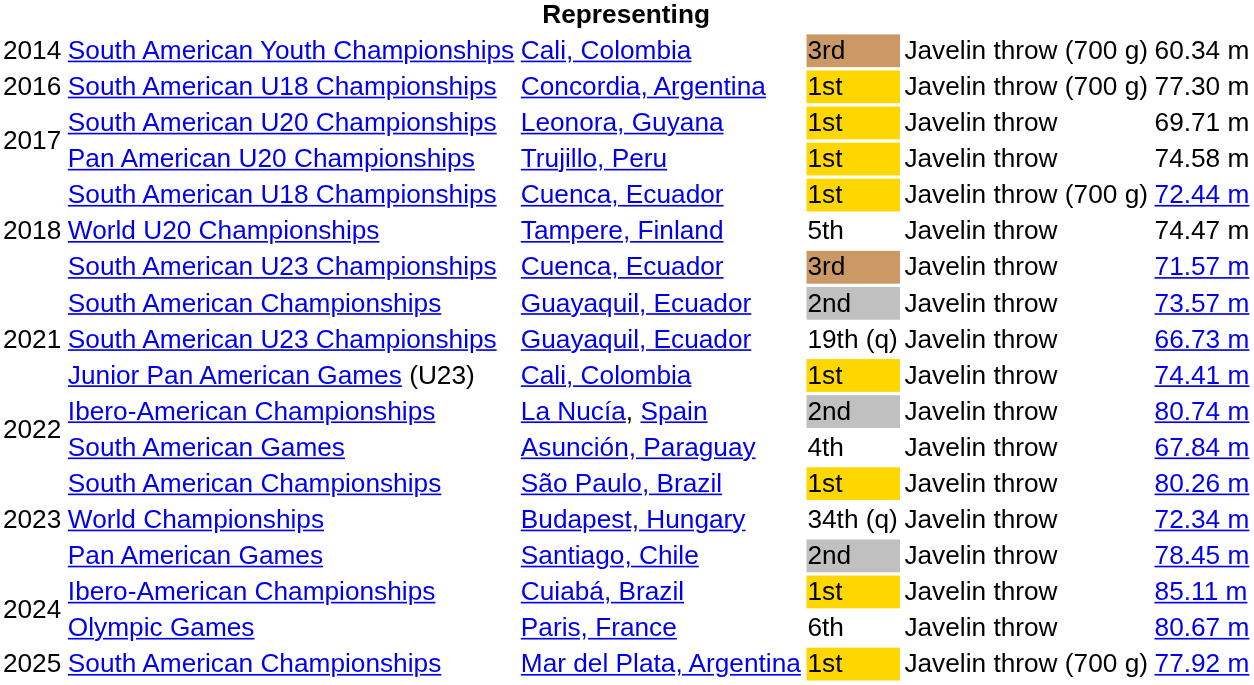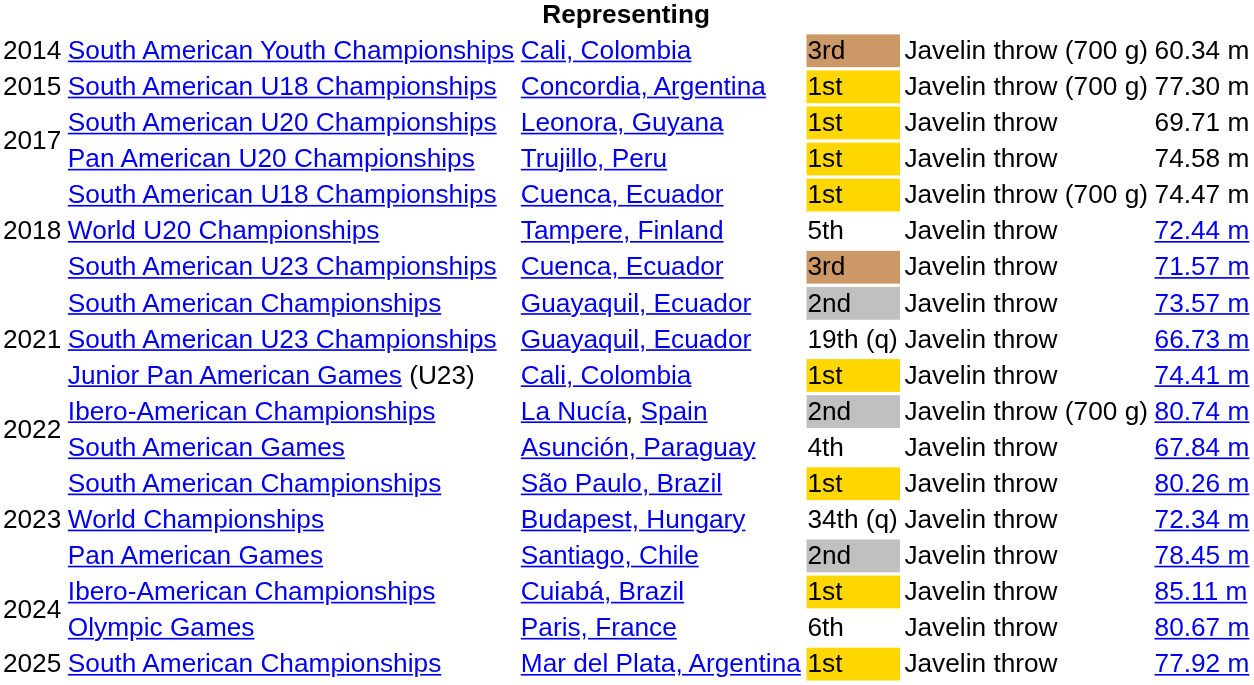(32, 86) 2016 -> (32, 86) 2015
(1202, 194) 72.44 m -> (1202, 194) 74.47 m
(1202, 230) 74.47 m -> (1202, 230) 72.44 m
(981, 411) Javelin throw -> (1026, 411) Javelin throw (700 g)
(1026, 663) Javelin throw (700 g) -> (981, 663) Javelin throw
